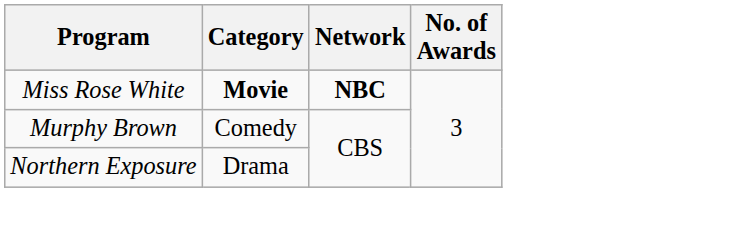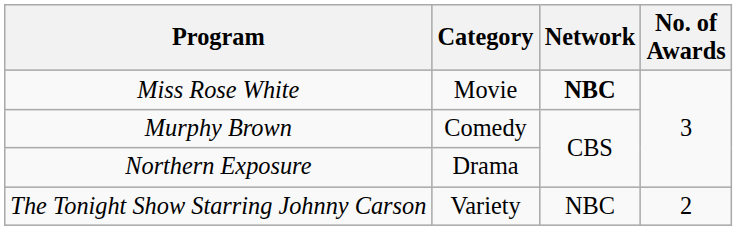(256, 89) bold -> (486, 89) normal
+ row: (218, 205)
